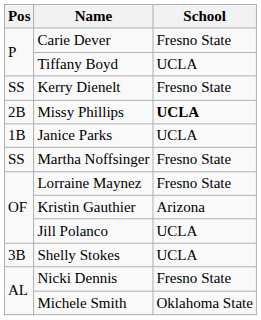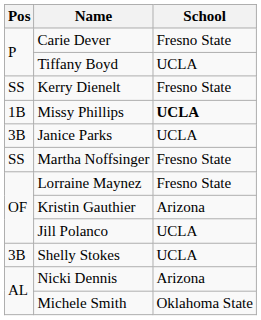(17, 111) 2B -> (17, 111) 1B
(17, 135) 1B -> (17, 135) 3B
(194, 278) Fresno State -> (181, 278) Arizona
